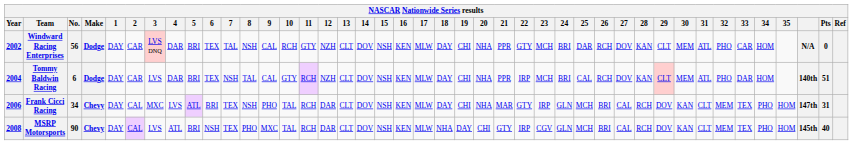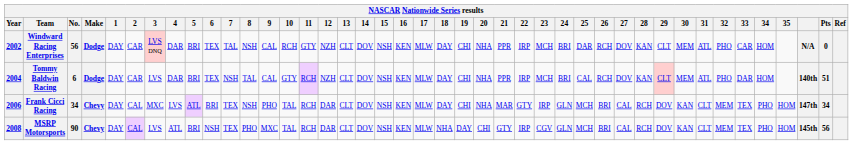(524, 46) GTY -> (524, 46) IRP
(826, 105) 31 -> (826, 105) 34
(826, 128) 40 -> (826, 128) 56
